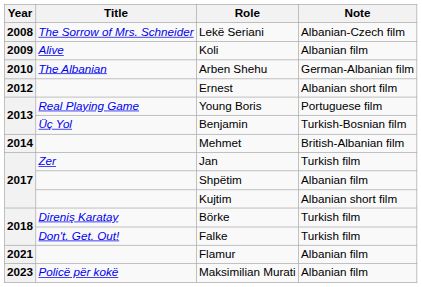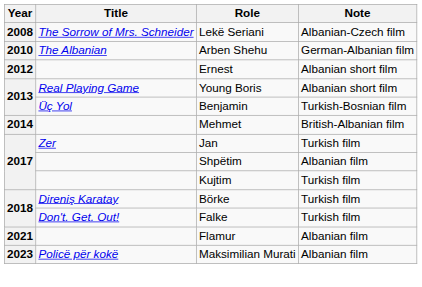- row: (209, 50)
(342, 106) Portuguese film -> (349, 87) Albanian short film
(349, 198) Albanian short film -> (331, 180) Turkish film
